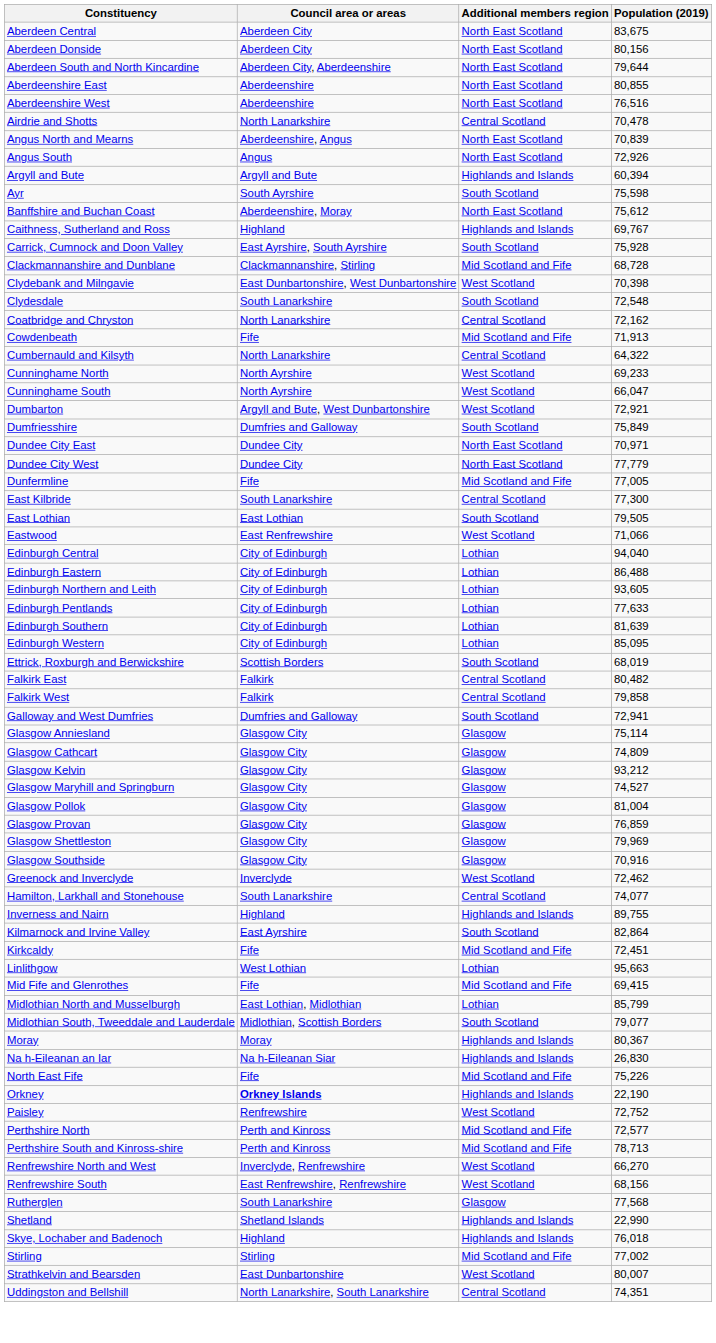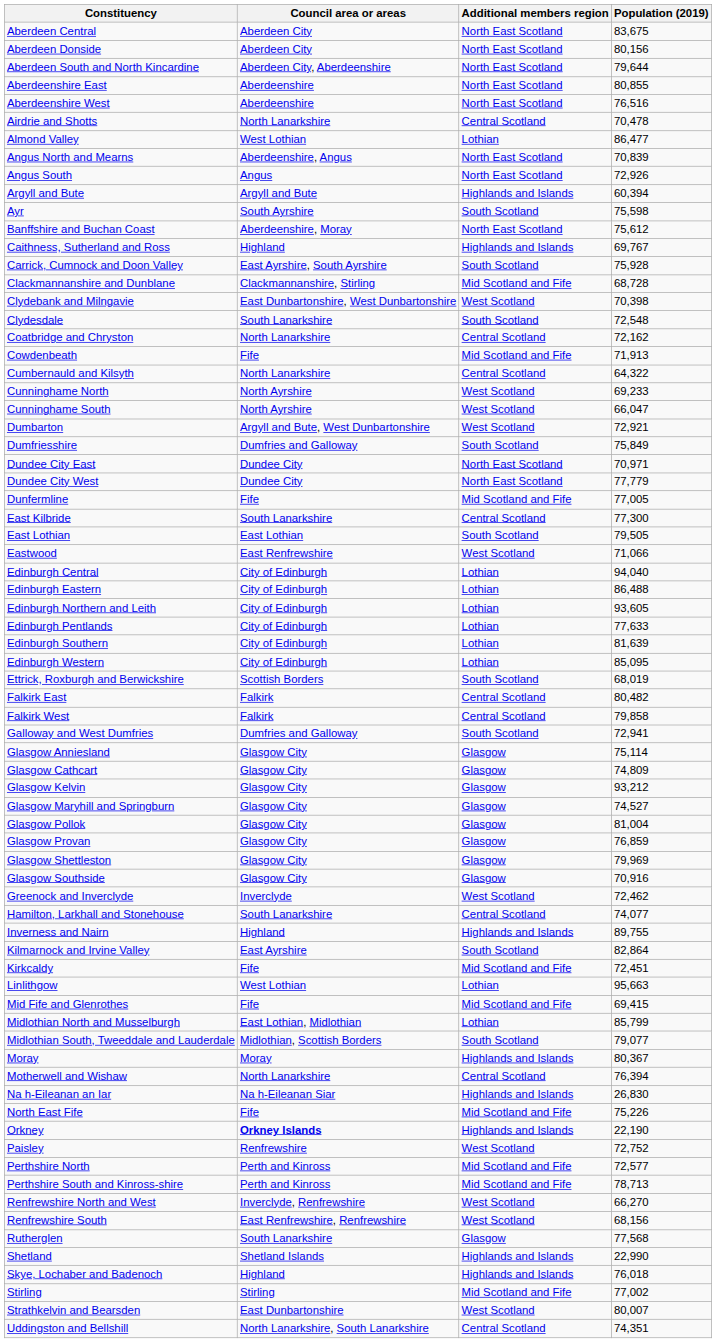+ row: (43, 139)
+ row: (67, 1076)
